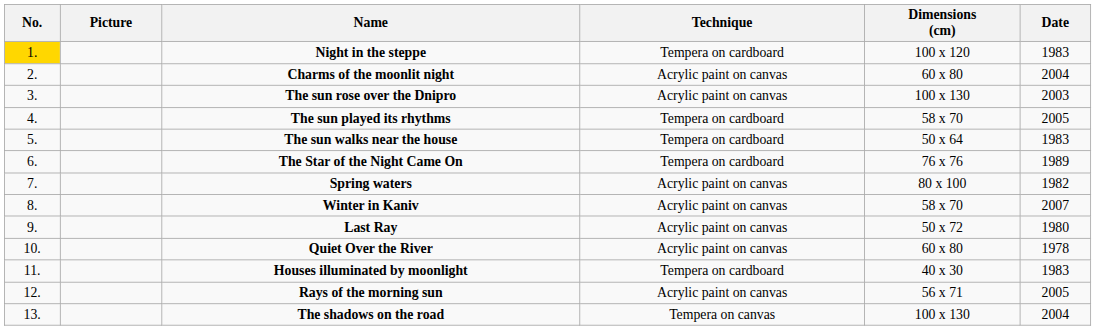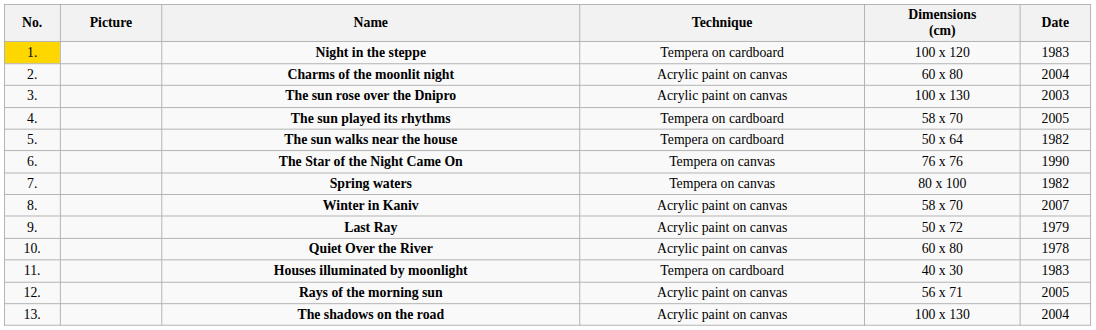(1055, 140) 1983 -> (1055, 140) 1982
(722, 161) Tempera on cardboard -> (722, 161) Tempera on canvas
(1055, 161) 1989 -> (1055, 161) 1990
(722, 183) Acrylic paint on canvas -> (722, 183) Tempera on canvas
(1055, 227) 1980 -> (1055, 227) 1979
(722, 314) Tempera on canvas -> (722, 314) Acrylic paint on canvas
